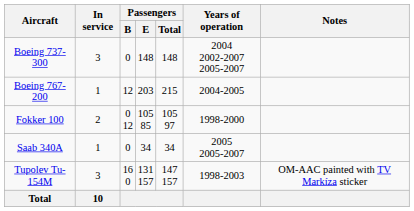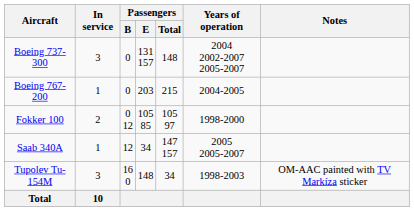(146, 57) 148 -> (146, 57) 131 157
(128, 91) 12 -> (128, 91) 0
(128, 147) 0 -> (128, 147) 12
(170, 147) 34 -> (170, 147) 147 157
(146, 176) 131 157 -> (146, 176) 148
(170, 176) 147 157 -> (170, 176) 34
